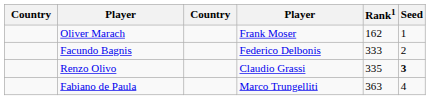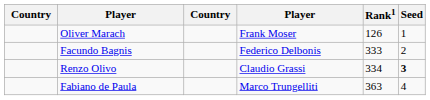(374, 33) 162 -> (374, 33) 126
(374, 68) 335 -> (374, 68) 334
